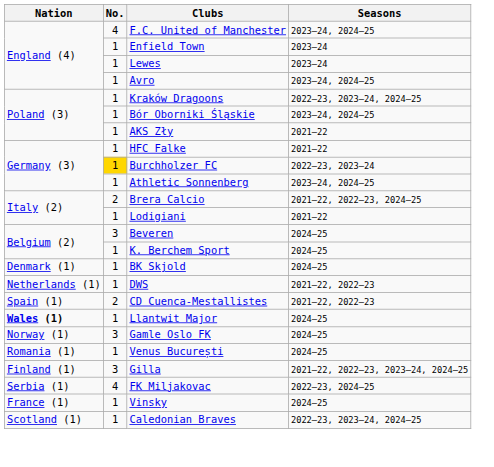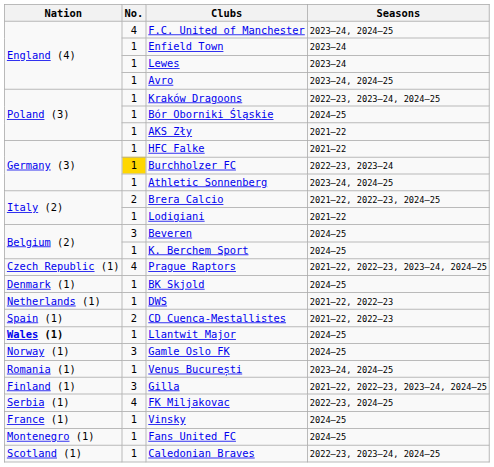(333, 115) 2023–24, 2024–25 -> (328, 115) 2024–25
+ row: (192, 267)
(309, 353) 2024–25 -> (351, 370) 2023–24, 2024–25
+ row: (192, 437)
